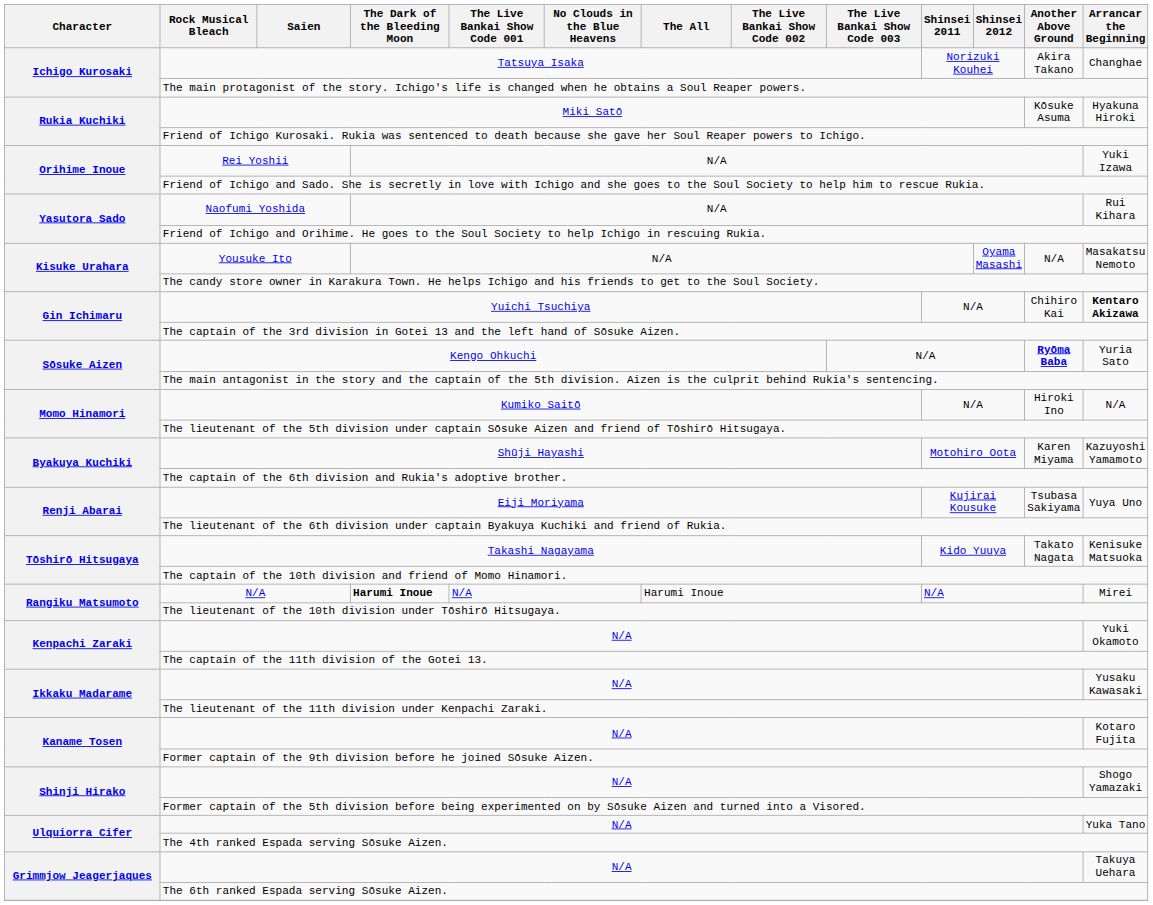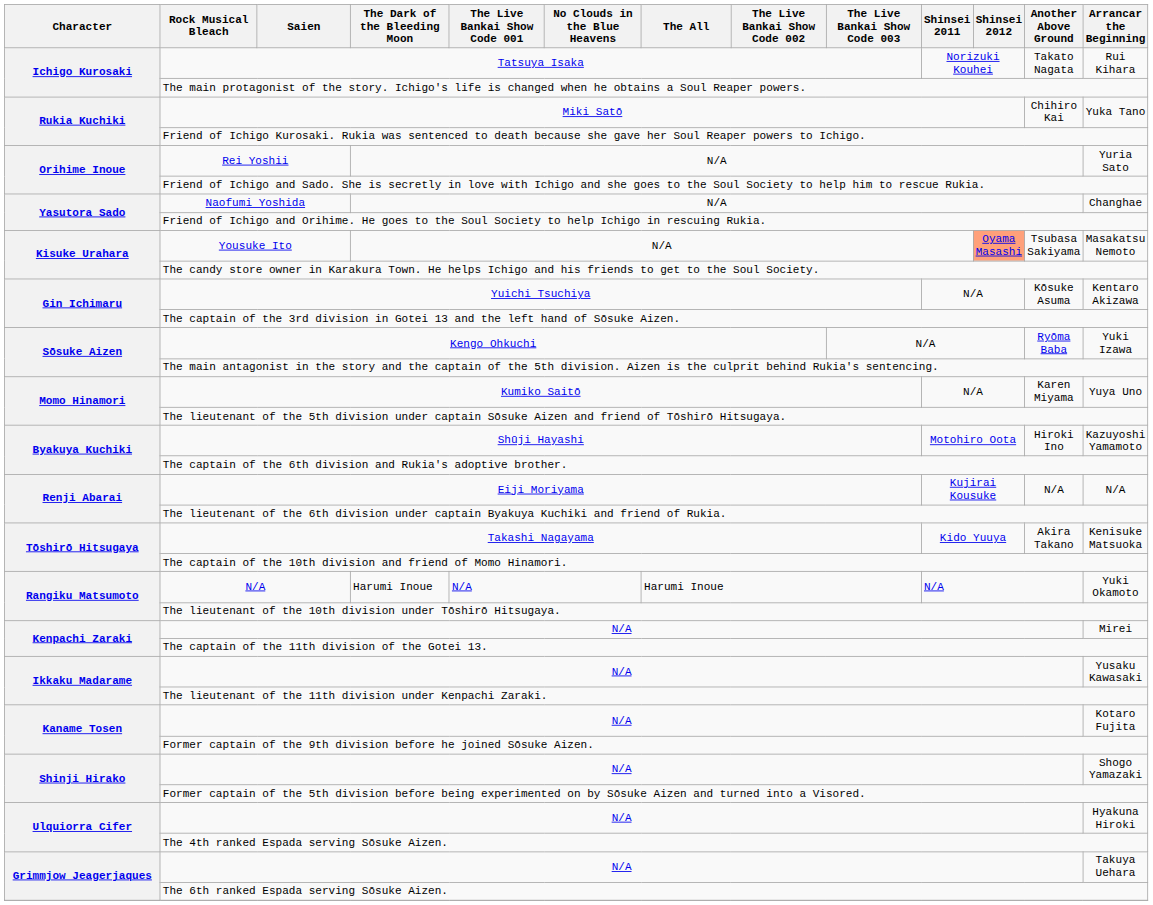(1054, 63) Akira Takano -> (1054, 63) Takato Nagata
(1116, 63) Changhae -> (1116, 63) Rui Kihara
(1054, 112) Kōsuke Asuma -> (1054, 112) Chihiro Kai
(1116, 112) Hyakuna Hiroki -> (1116, 112) Yuka Tano
(1116, 161) Yuki Izawa -> (1116, 161) Yuria Sato
(1116, 210) Rui Kihara -> (1116, 203) Changhae
(999, 258) no background -> (999, 246) lightsalmon background
(1054, 258) N/A -> (1054, 246) Tsubasa Sakiyama
(1054, 307) Chihiro Kai -> (1054, 294) Kōsuke Asuma
(1116, 307) bold -> (1116, 294) normal
(1054, 356) bold -> (1054, 343) normal
(1116, 356) Yuria Sato -> (1116, 343) Yuki Izawa
(1054, 405) Hiroki Ino -> (1054, 392) Karen Miyama
(1116, 405) N/A -> (1116, 392) Yuya Uno
(1054, 453) Karen Miyama -> (1054, 441) Hiroki Ino
(1054, 502) Tsubasa Sakiyama -> (1054, 489) N/A
(1116, 502) Yuya Uno -> (1116, 489) N/A
(1054, 551) Takato Nagata -> (1054, 538) Akira Takano
(393, 593) bold -> (393, 587) normal
(1116, 593) Mirei -> (1116, 587) Yuki Okamoto
(1116, 636) Yuki Okamoto -> (1116, 629) Mirei
(1116, 824) Yuka Tano -> (1116, 818) Hyakuna Hiroki
